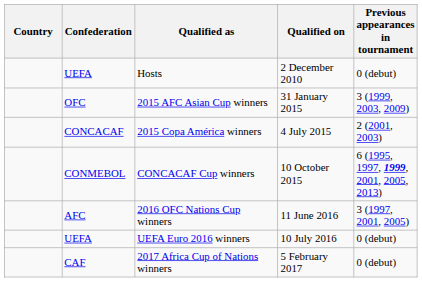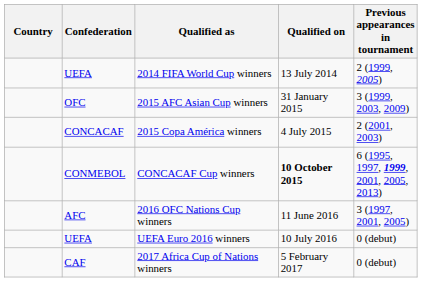- row: (150, 73)
+ row: (204, 73)
(305, 173) normal -> (306, 173) bold
